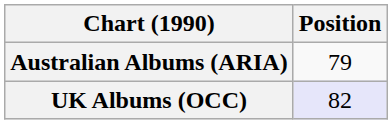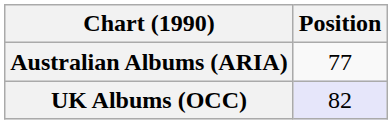(340, 61) 79 -> (340, 61) 77
